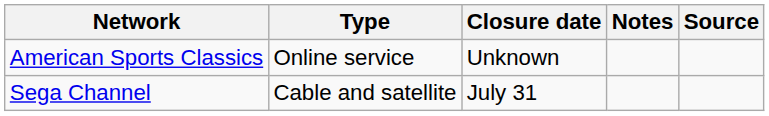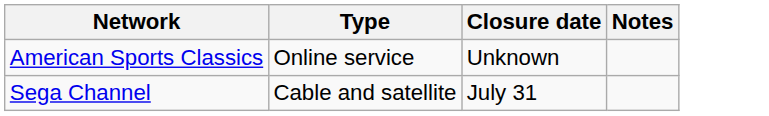- column: (721, 22)
